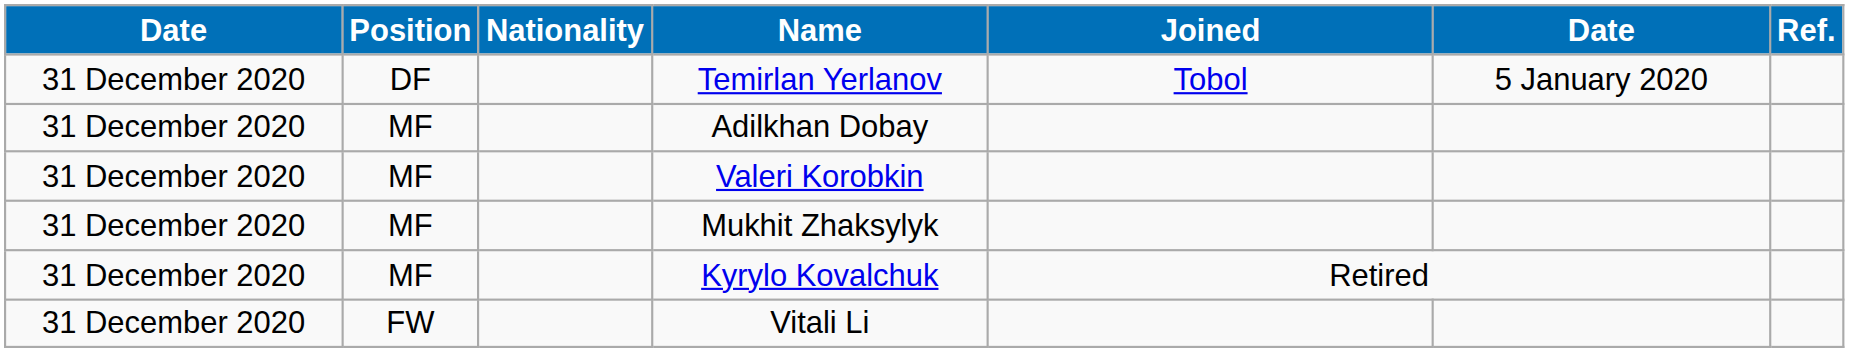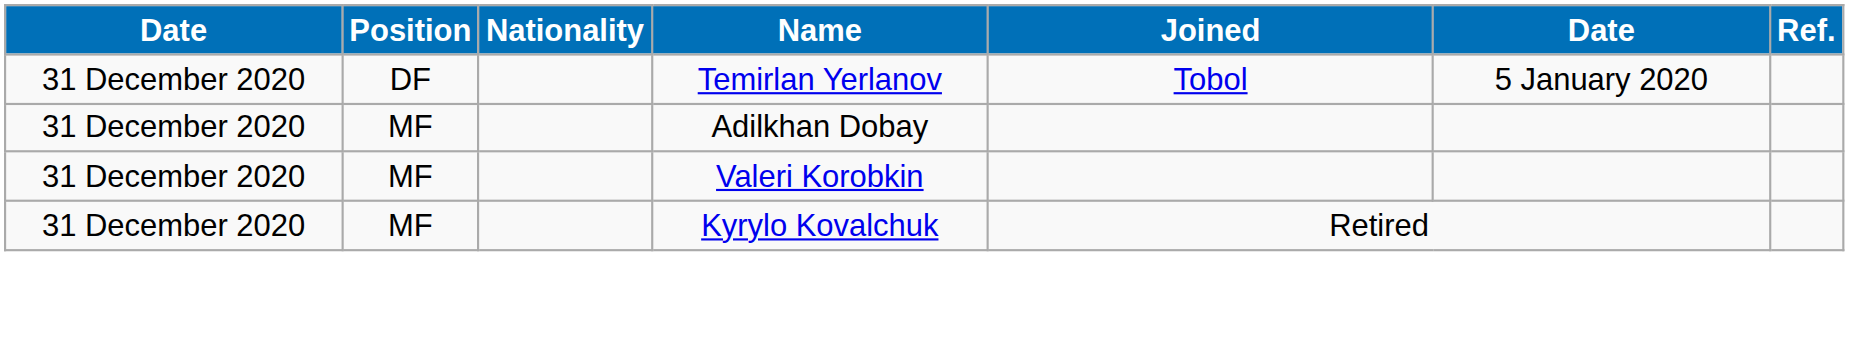- row: (820, 226)
- row: (820, 323)
